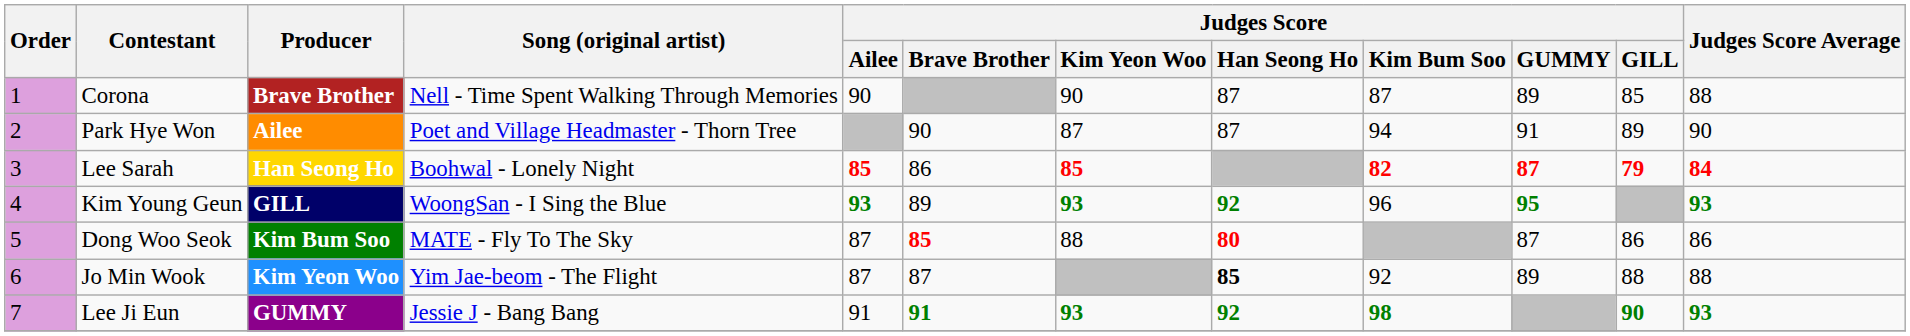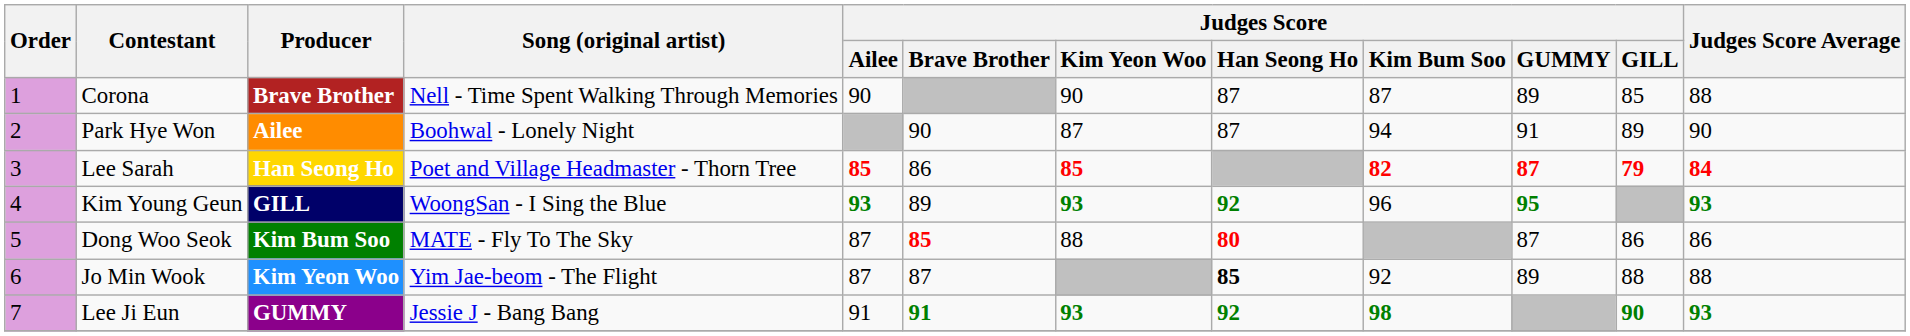(603, 131) Poet and Village Headmaster - Thorn Tree -> (522, 131) Boohwal - Lonely Night
(522, 167) Boohwal - Lonely Night -> (603, 167) Poet and Village Headmaster - Thorn Tree
